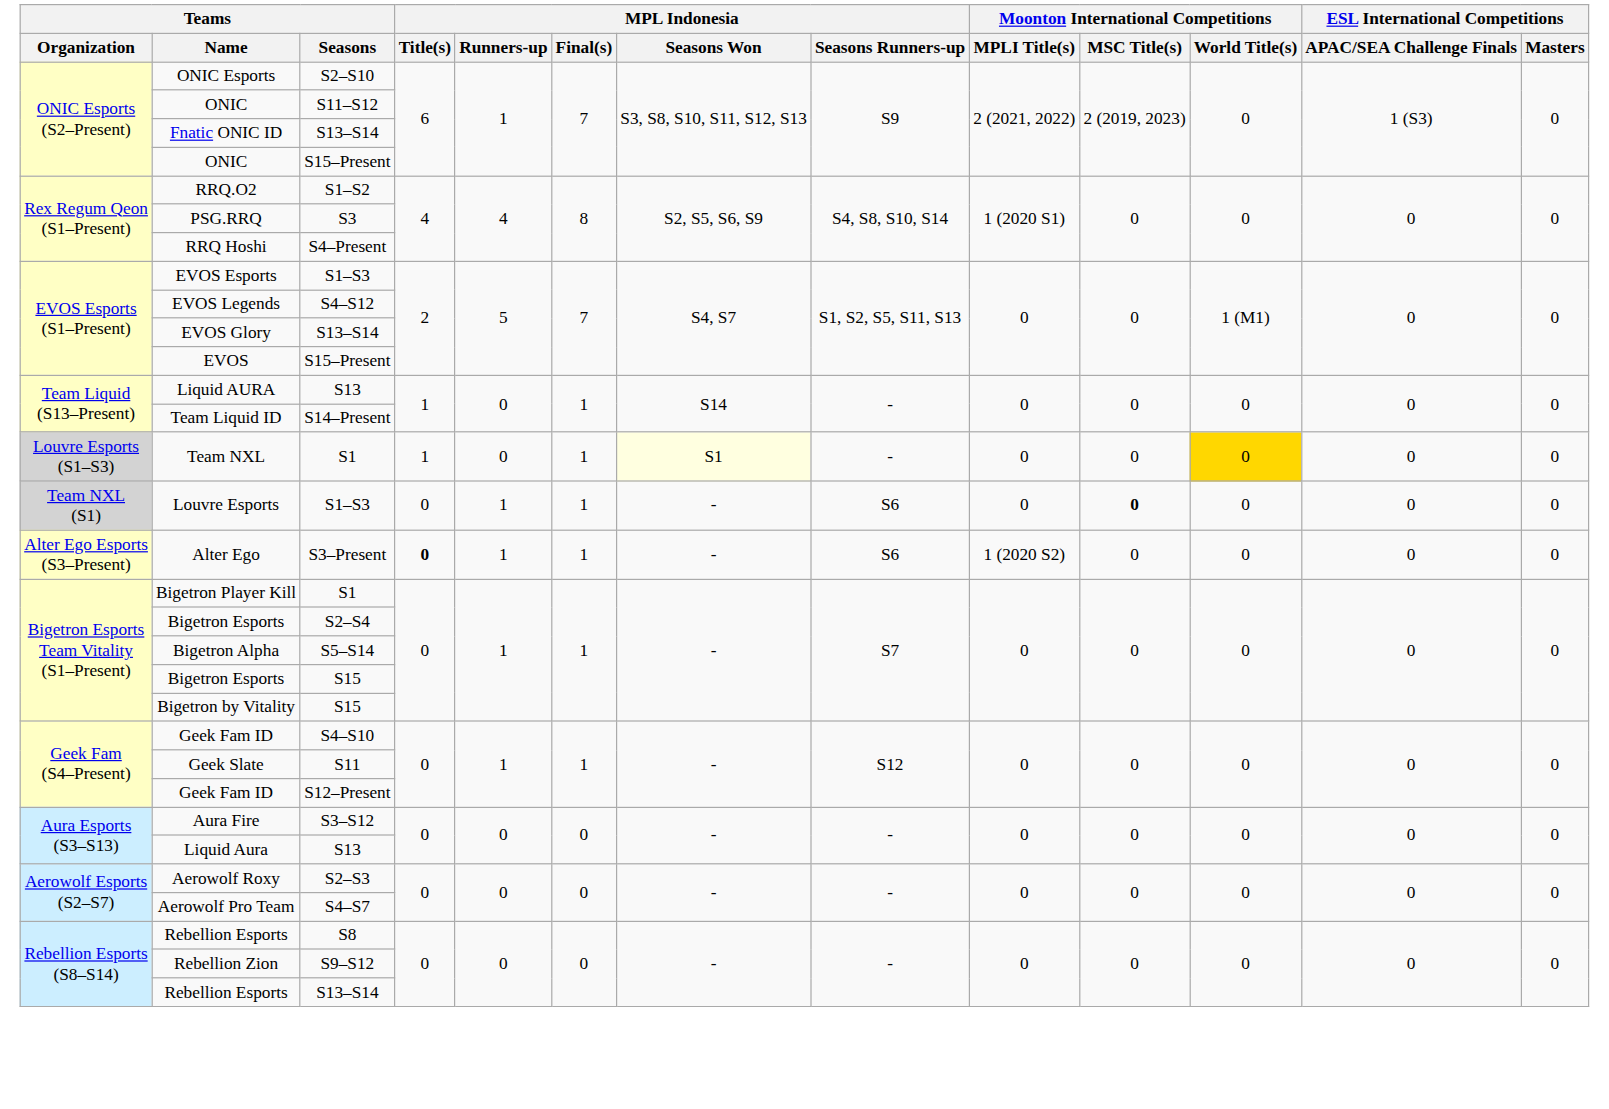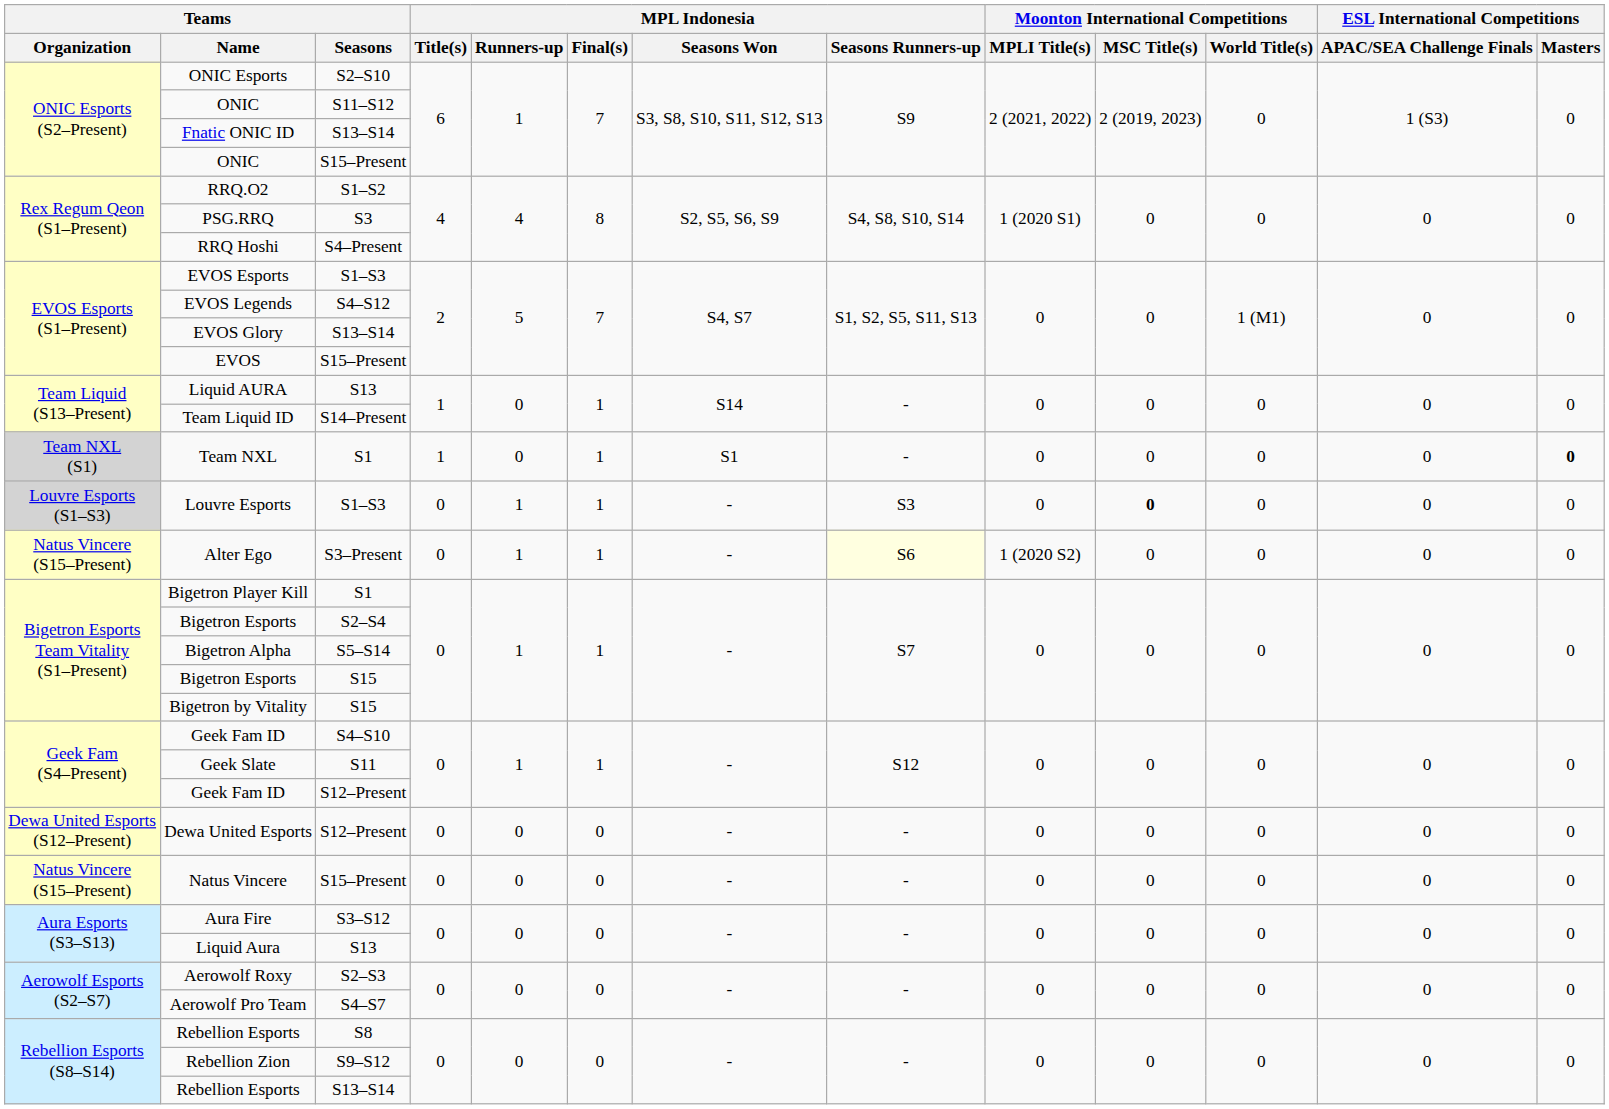(86, 456) Louvre Esports (S1–S3) -> (82, 456) Team NXL (S1)
(714, 456) lightyellow background -> (729, 456) no background
(1245, 456) gold background -> (1261, 456) no background
(1555, 456) normal -> (1571, 456) bold
(86, 505) Team NXL (S1) -> (82, 505) Louvre Esports (S1–S3)
(890, 505) S6 -> (906, 505) S3
(86, 554) Alter Ego Esports (S3–Present) -> (82, 554) Natus Vincere (S15–Present)
(425, 554) bold -> (441, 554) normal
(890, 554) no background -> (906, 554) lightyellow background
+ row: (238, 831)
+ row: (238, 880)
